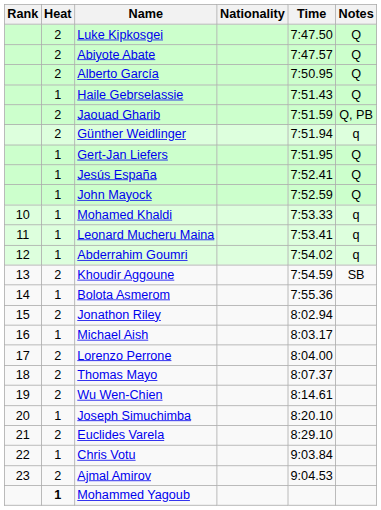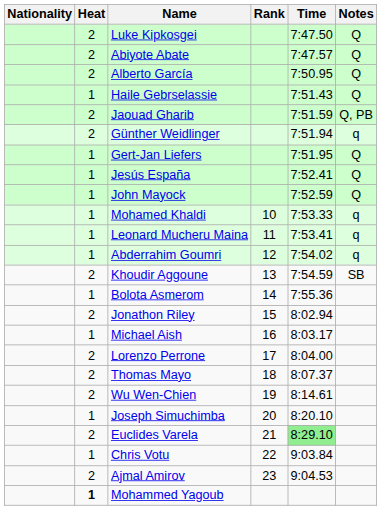columns swapped: (23, 14) <-> (252, 14)
(312, 435) no background -> (312, 435) lightgreen background
